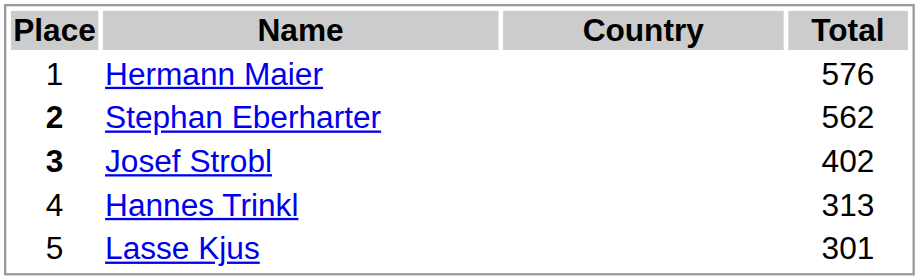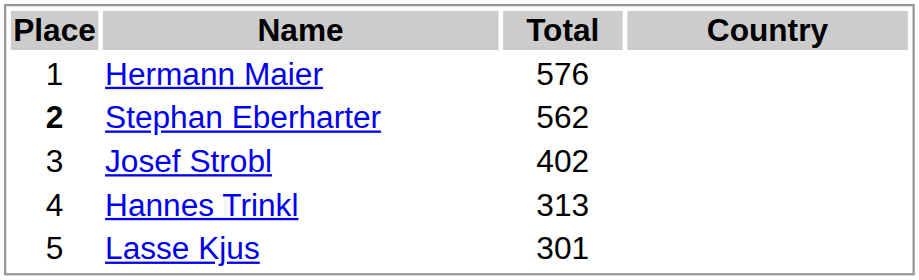columns swapped: (643, 30) <-> (848, 30)
(55, 162) bold -> (55, 162) normal
